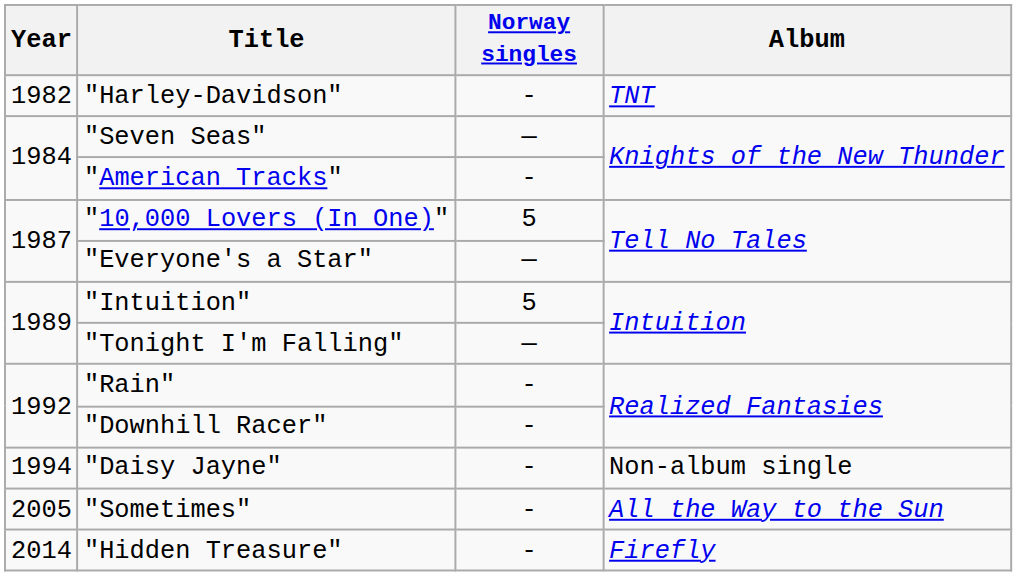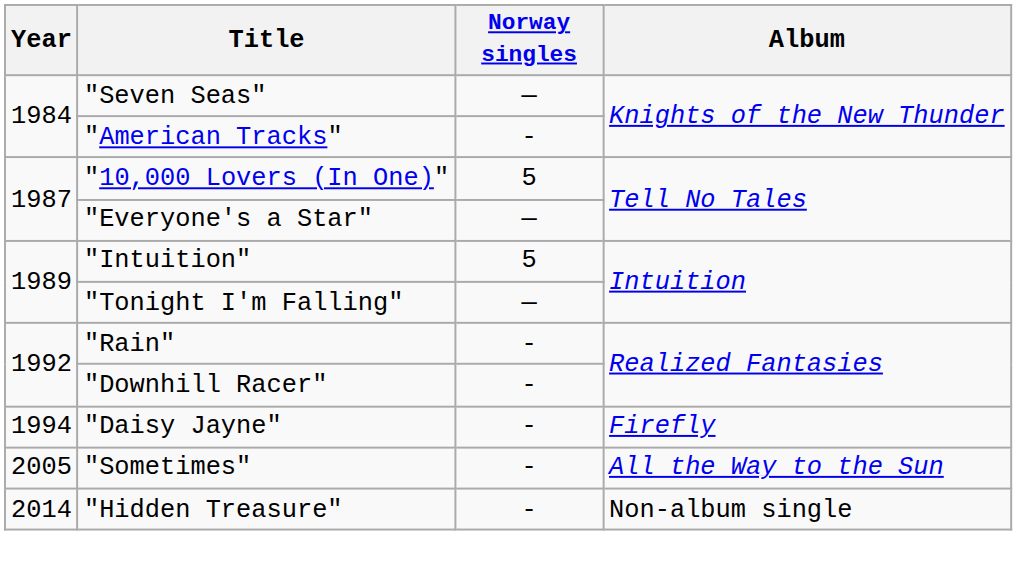- row: (213, 96)
(731, 468) Non-album single -> (662, 426) Firefly
(662, 550) Firefly -> (731, 509) Non-album single
